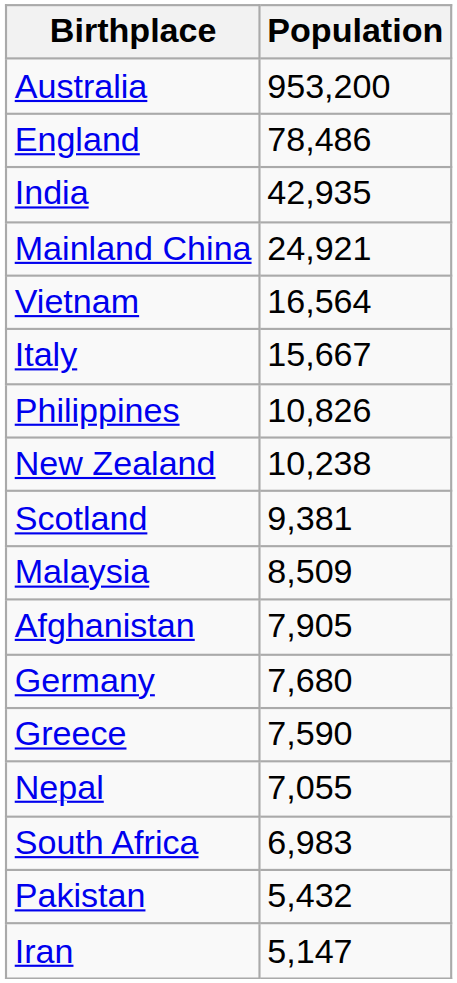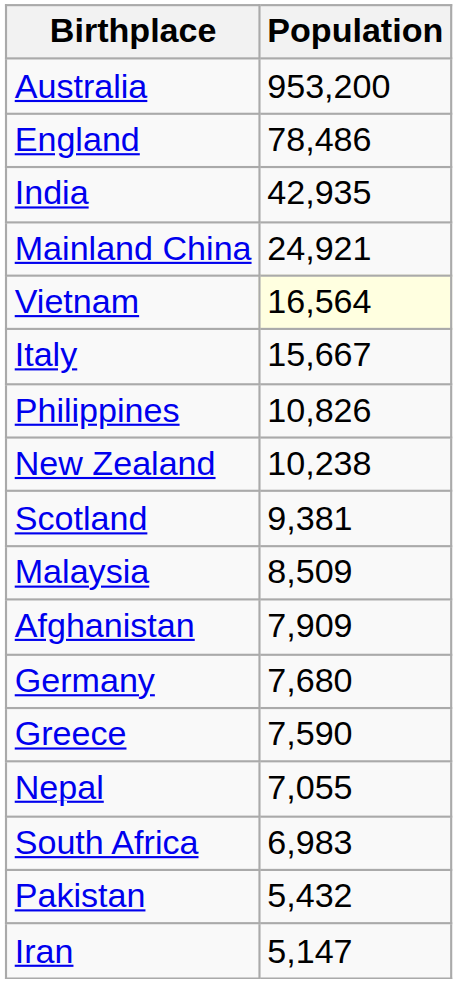(319, 301) no background -> (319, 301) lightyellow background
(310, 626) 7,905 -> (310, 626) 7,909
